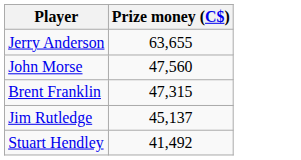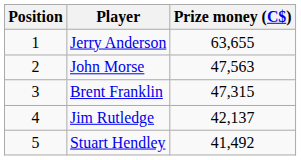+ column: (35, 17)
(171, 67) 47,560 -> (233, 67) 47,563
(171, 117) 45,137 -> (233, 117) 42,137
